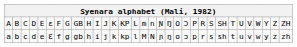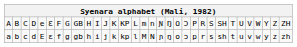(42, 23) E -> (42, 23) e
(51, 23) ɛ -> (51, 23) Ɛ
(42, 36) e -> (42, 36) E
(51, 36) Ɛ -> (51, 36) ɛ
